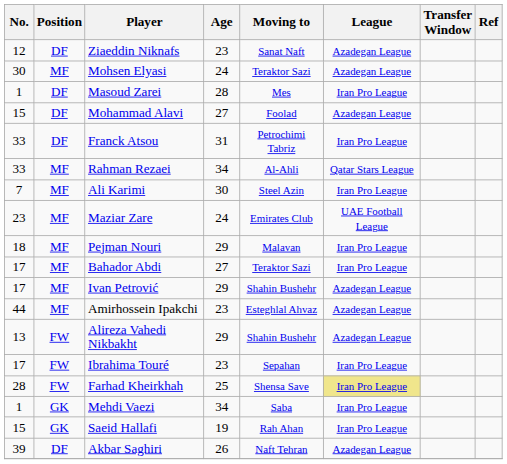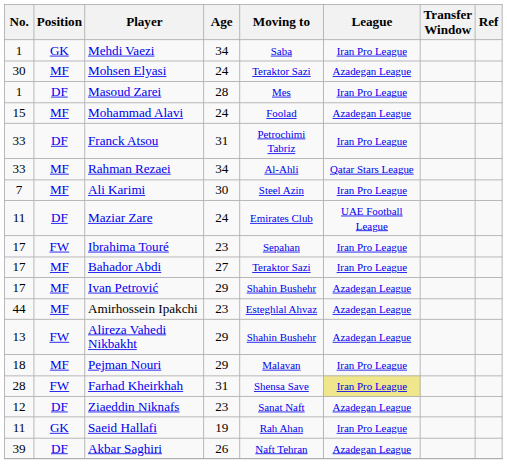rows swapped: (121, 406) <-> (134, 50)
(59, 112) DF -> (59, 112) MF
(222, 112) 27 -> (222, 112) 24
(19, 218) 23 -> (19, 218) 11
(59, 218) MF -> (59, 218) DF
rows swapped: (125, 246) <-> (128, 365)
(222, 386) 25 -> (222, 386) 31
(19, 427) 15 -> (19, 427) 11
